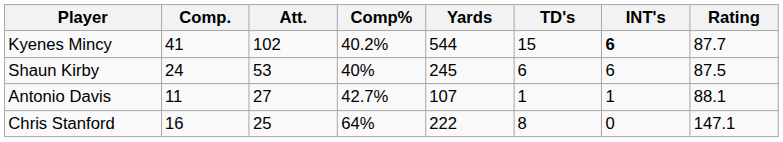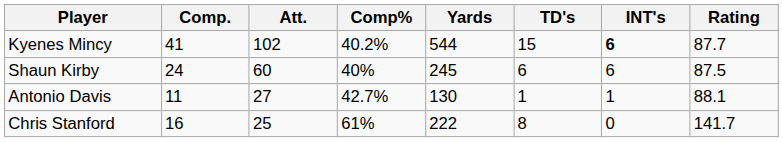(262, 70) 53 -> (262, 70) 60
(443, 96) 107 -> (443, 96) 130
(358, 123) 64% -> (358, 123) 61%
(714, 123) 147.1 -> (714, 123) 141.7
